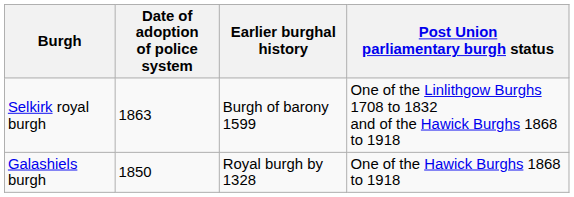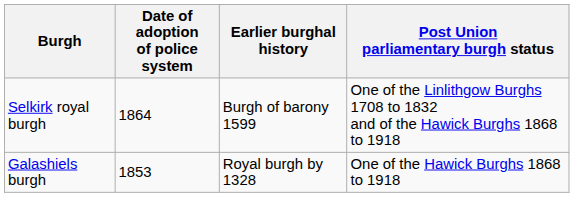(135, 115) 1863 -> (135, 115) 1864
(135, 172) 1850 -> (135, 172) 1853
